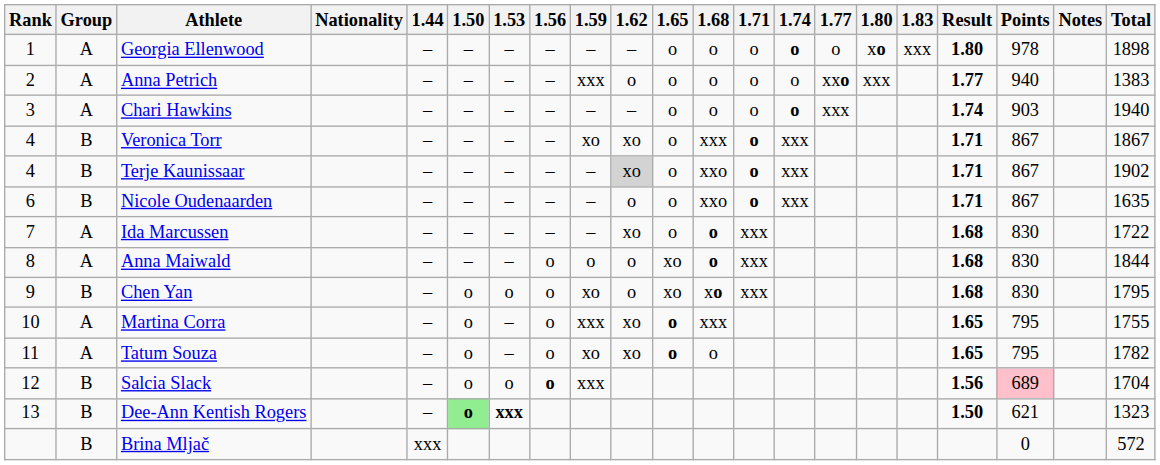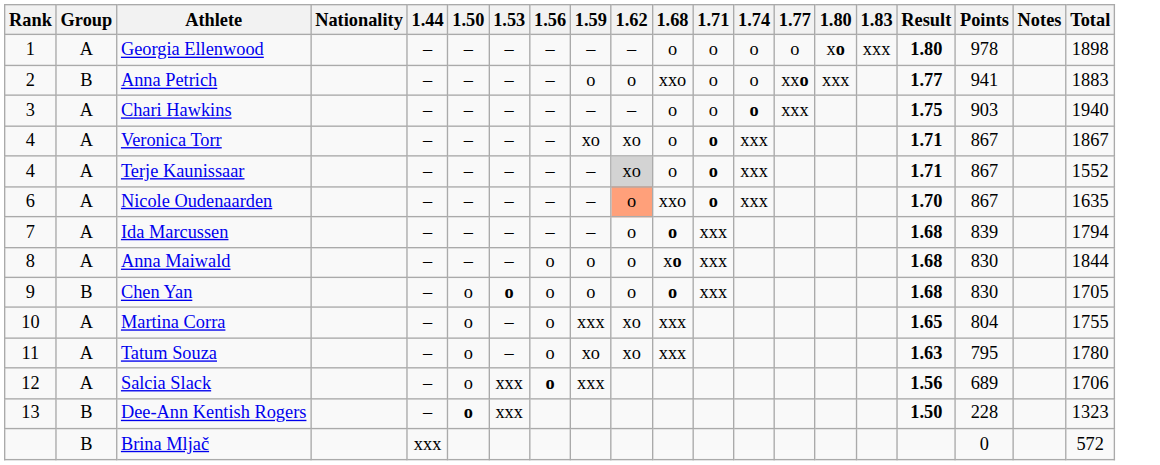- column: (672, 19)
(795, 49) bold -> (754, 49) normal
(86, 79) A -> (86, 79) B
(591, 79) xxx -> (591, 79) o
(713, 79) o -> (672, 79) xxo
(1025, 79) 940 -> (984, 79) 941
(1131, 79) 1383 -> (1090, 79) 1883
(967, 110) 1.74 -> (926, 110) 1.75
(86, 140) B -> (86, 140) A
(713, 140) xxx -> (672, 140) o
(86, 170) B -> (86, 170) A
(713, 170) xxo -> (672, 170) o
(1131, 170) 1902 -> (1090, 170) 1552
(86, 200) B -> (86, 200) A
(632, 200) no background -> (632, 200) lightsalmon background
(967, 200) 1.71 -> (926, 200) 1.70
(632, 231) xo -> (632, 231) o
(1025, 231) 830 -> (984, 231) 839
(1131, 231) 1722 -> (1090, 231) 1794
(713, 261) o -> (672, 261) xo
(509, 291) normal -> (509, 291) bold
(591, 291) xo -> (591, 291) o
(713, 291) xo -> (672, 291) o
(1131, 291) 1795 -> (1090, 291) 1705
(1025, 322) 795 -> (984, 322) 804
(713, 352) o -> (672, 352) xxx
(967, 352) 1.65 -> (926, 352) 1.63
(1131, 352) 1782 -> (1090, 352) 1780
(86, 382) B -> (86, 382) A
(509, 382) o -> (509, 382) xxx
(1025, 382) pink background -> (984, 382) no background
(1131, 382) 1704 -> (1090, 382) 1706
(468, 413) lightgreen background -> (468, 413) no background
(509, 413) bold -> (509, 413) normal
(1025, 413) 621 -> (984, 413) 228
